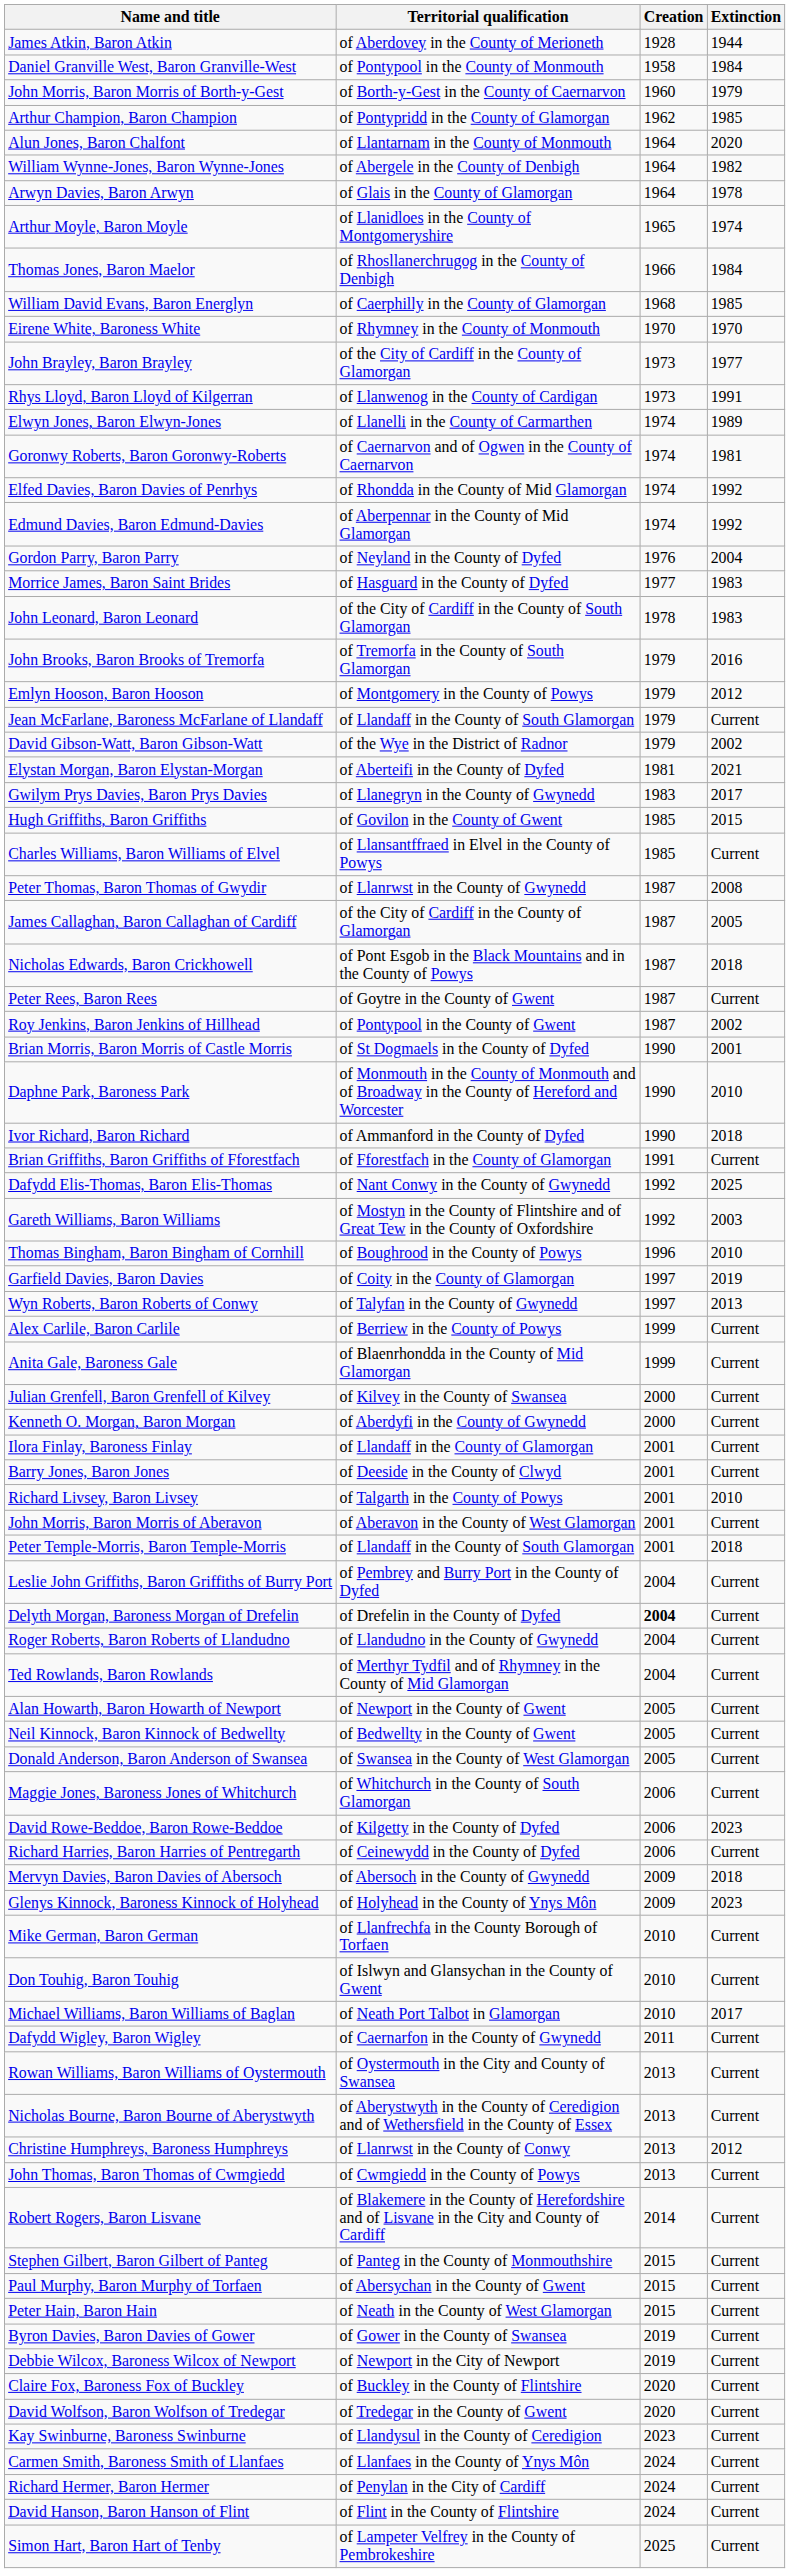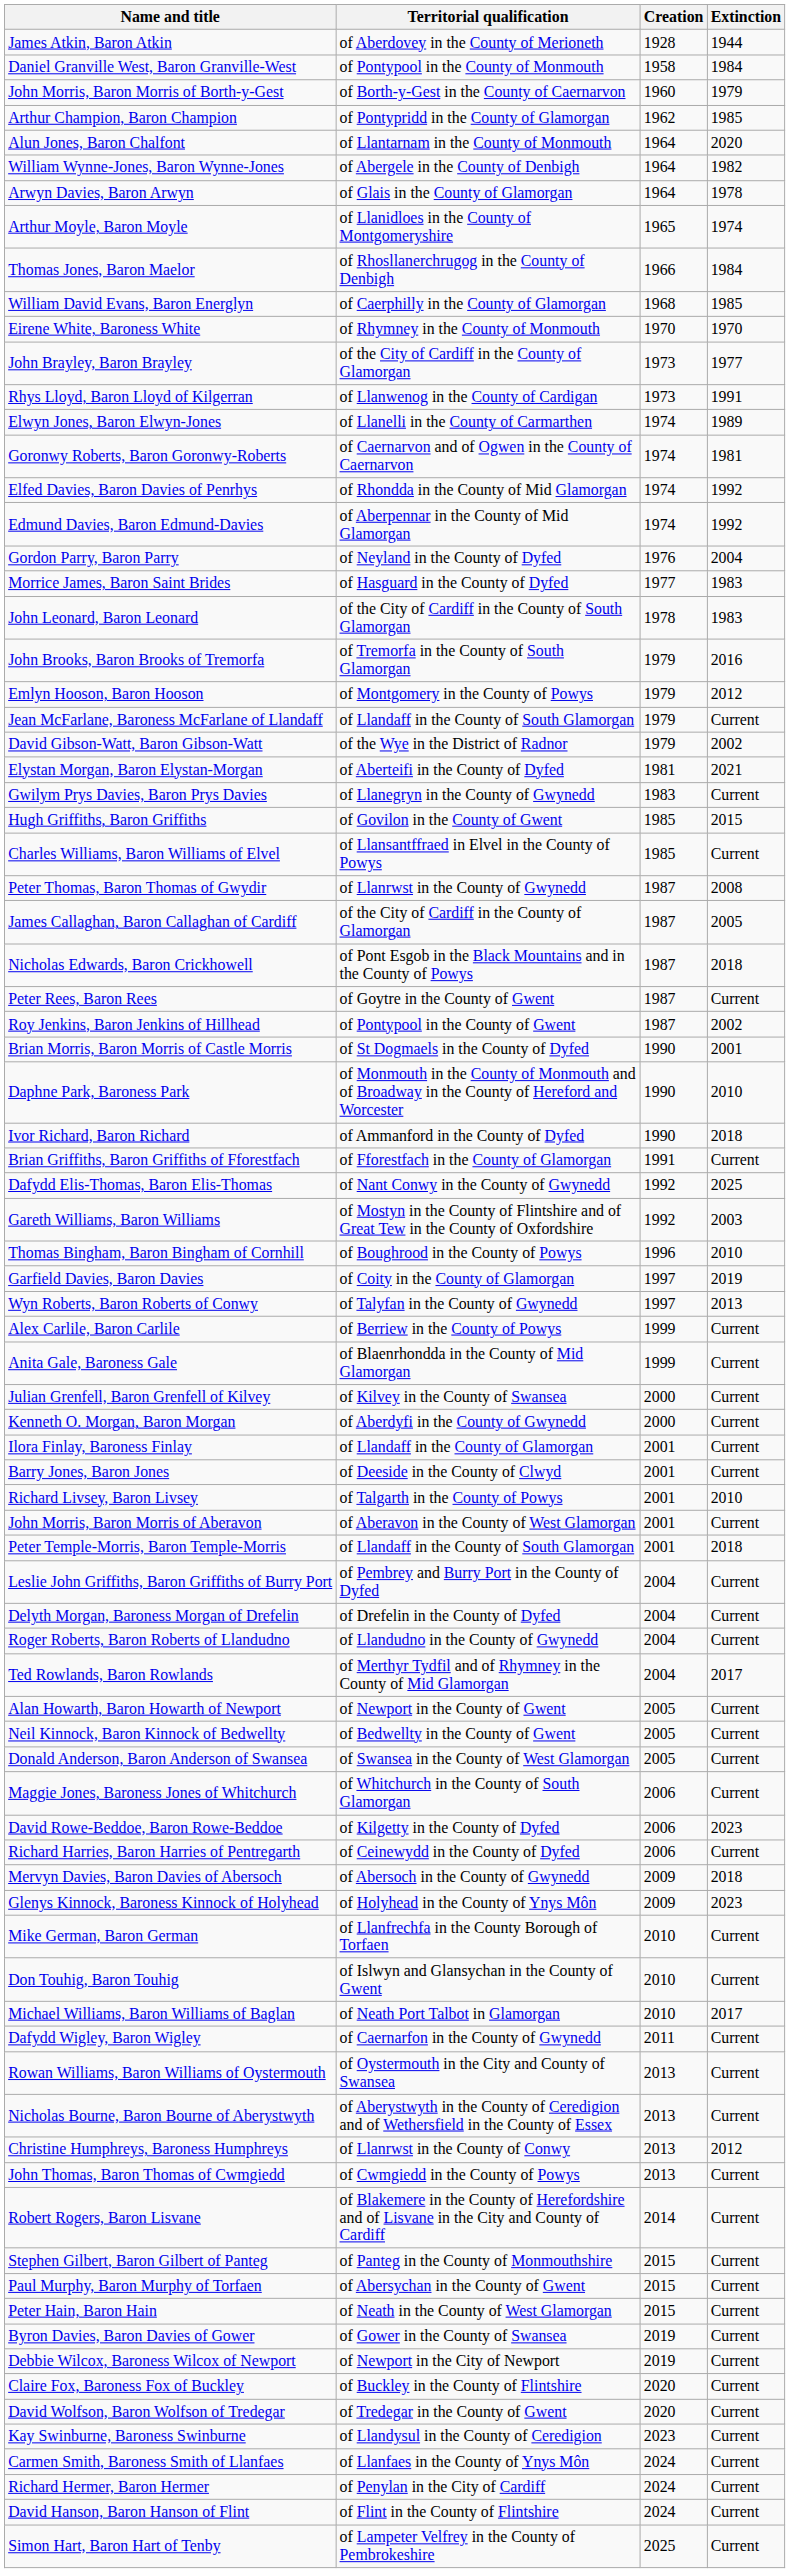(727, 794) 2017 -> (735, 794) Current
(660, 1615) bold -> (660, 1615) normal
(735, 1674) Current -> (727, 1674) 2017
